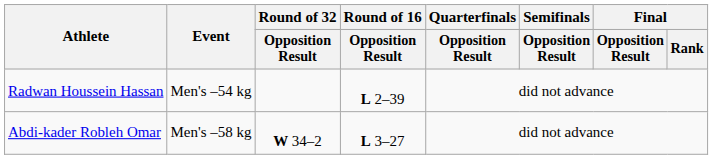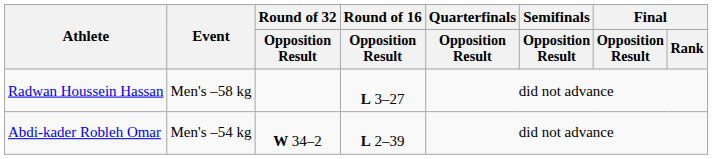(211, 90) Men's –54 kg -> (211, 90) Men's –58 kg
(383, 99) L 2–39 -> (383, 99) L 3–27
(211, 133) Men's –58 kg -> (211, 133) Men's –54 kg
(383, 142) L 3–27 -> (383, 142) L 2–39
